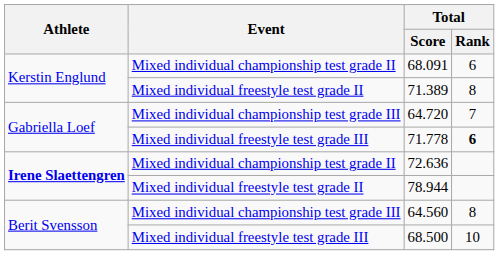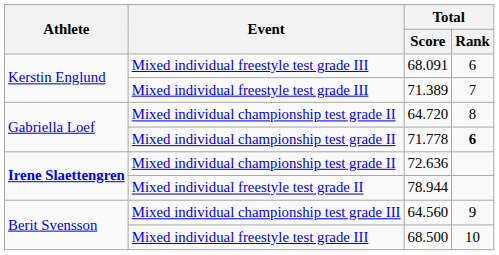(264, 66) Mixed individual championship test grade II -> (250, 66) Mixed individual freestyle test grade III
(248, 90) Mixed individual freestyle test grade II -> (250, 90) Mixed individual freestyle test grade III
(473, 90) 8 -> (473, 90) 7
(266, 114) Mixed individual championship test grade III -> (264, 114) Mixed individual championship test grade II
(473, 114) 7 -> (473, 114) 8
(250, 139) Mixed individual freestyle test grade III -> (264, 139) Mixed individual championship test grade II
(473, 212) 8 -> (473, 212) 9
